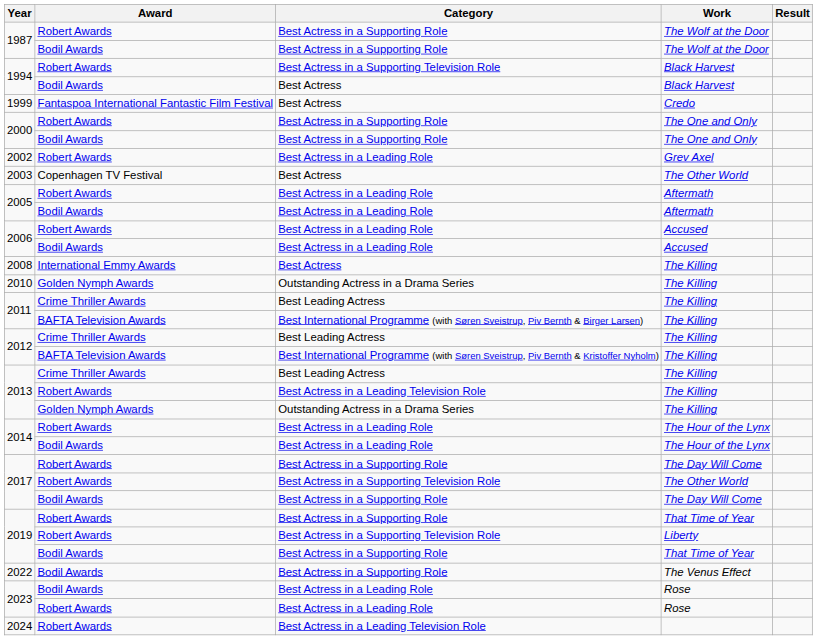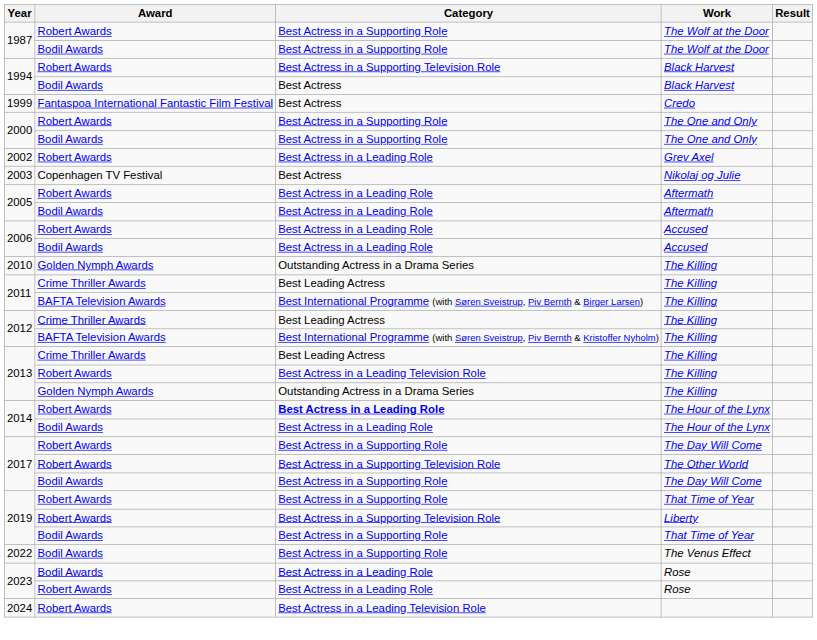(706, 175) The Other World -> (702, 175) Nikolaj og Julie
- row: (20, 265)
(356, 427) normal -> (361, 409) bold
